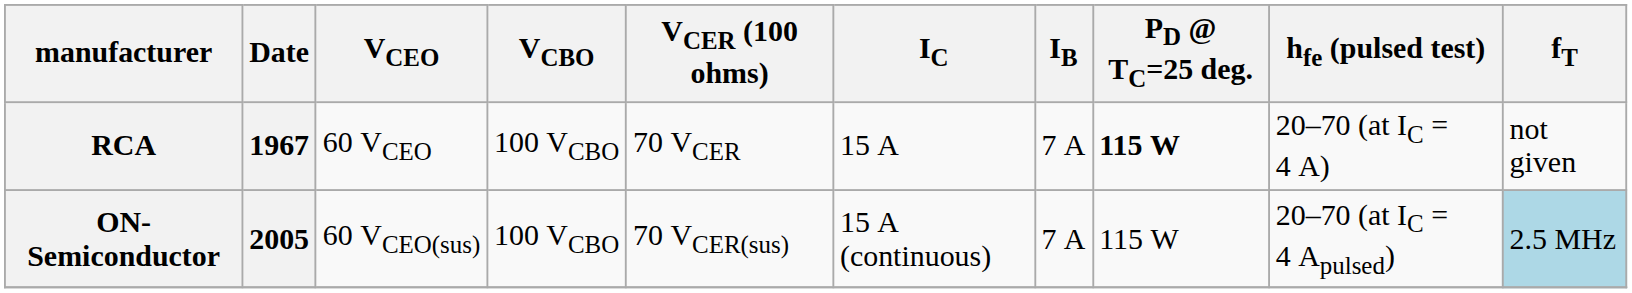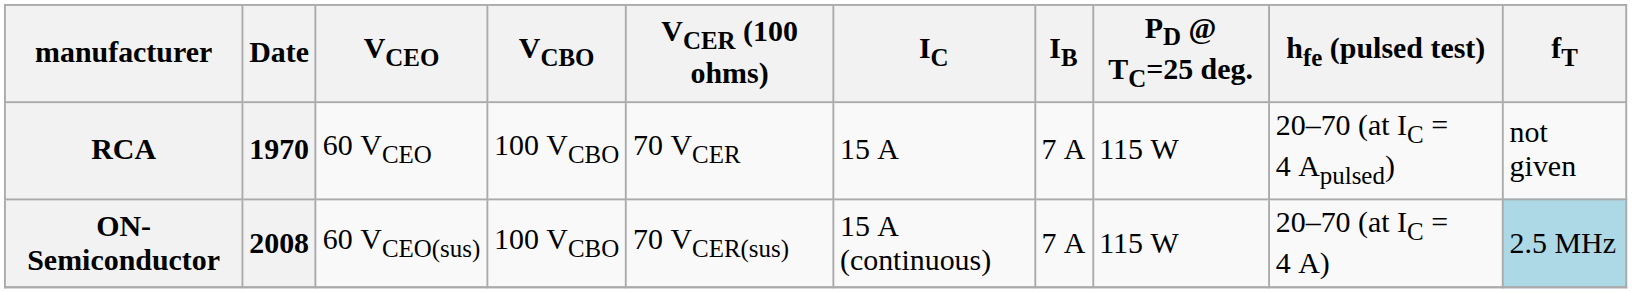(279, 145) 1967 -> (279, 149) 1970
(1140, 145) bold -> (1139, 149) normal
(1362, 145) 20–70 (at IC = 4 A) -> (1362, 149) 20–70 (at IC = 4 Apulsed)
(279, 238) 2005 -> (279, 242) 2008
(1362, 238) 20–70 (at IC = 4 Apulsed) -> (1362, 242) 20–70 (at IC = 4 A)
